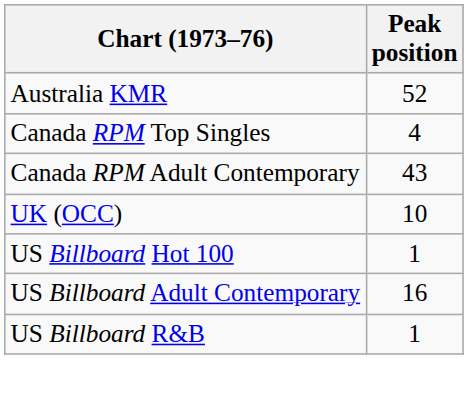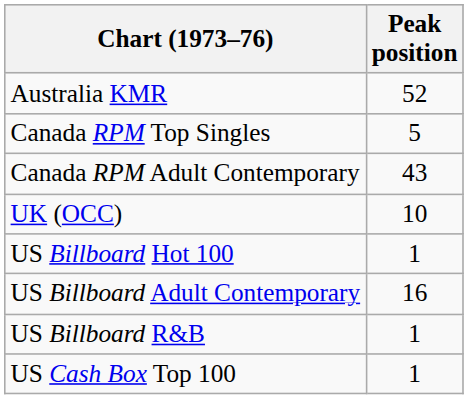(415, 133) 4 -> (415, 133) 5
+ row: (123, 373)
